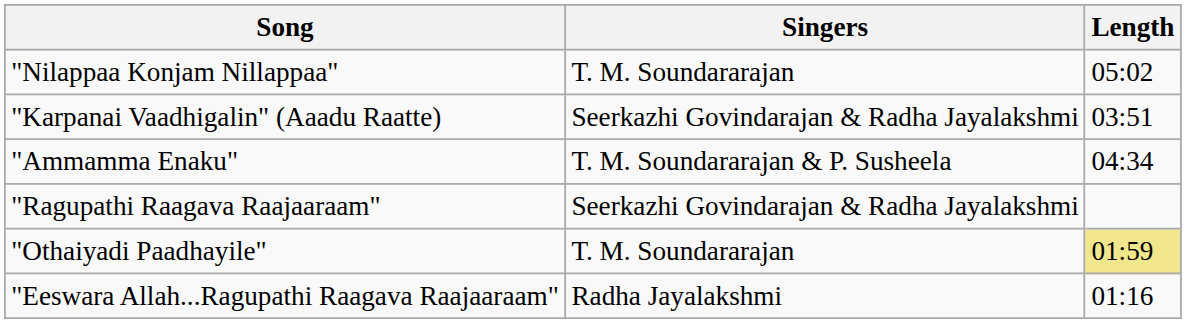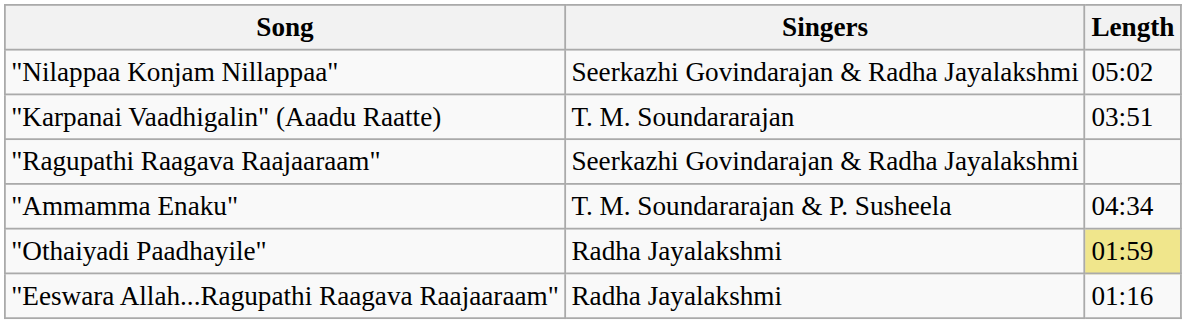(683, 71) T. M. Soundararajan -> (825, 71) Seerkazhi Govindarajan & Radha Jayalakshmi
(825, 116) Seerkazhi Govindarajan & Radha Jayalakshmi -> (683, 116) T. M. Soundararajan
rows swapped: (125, 161) <-> (196, 206)
(683, 251) T. M. Soundararajan -> (677, 251) Radha Jayalakshmi
